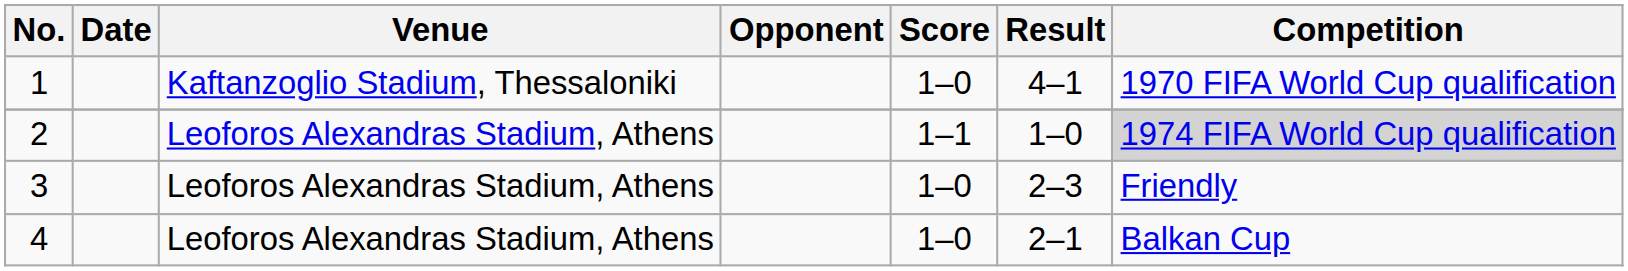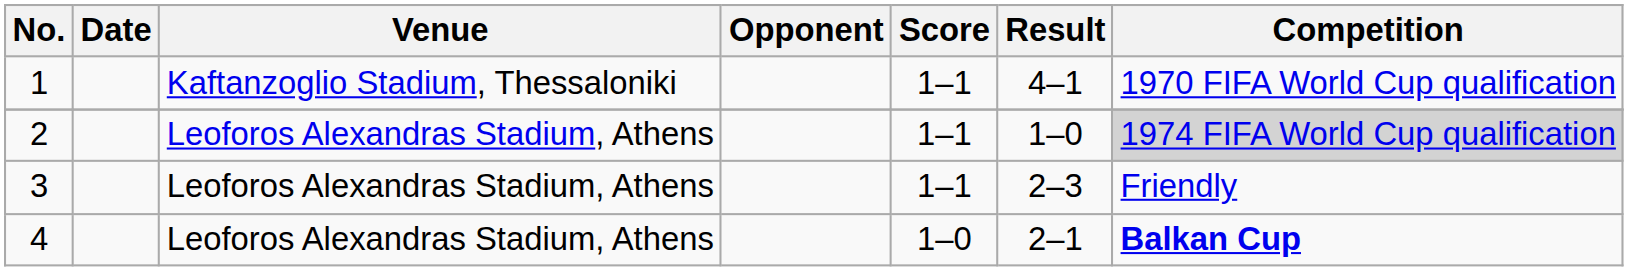(944, 82) 1–0 -> (944, 82) 1–1
(944, 186) 1–0 -> (944, 186) 1–1
(1205, 238) normal -> (1211, 238) bold
